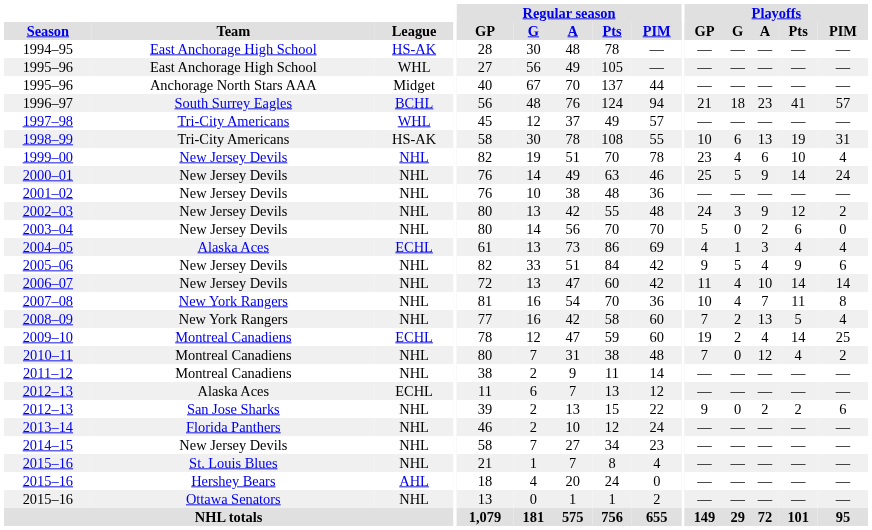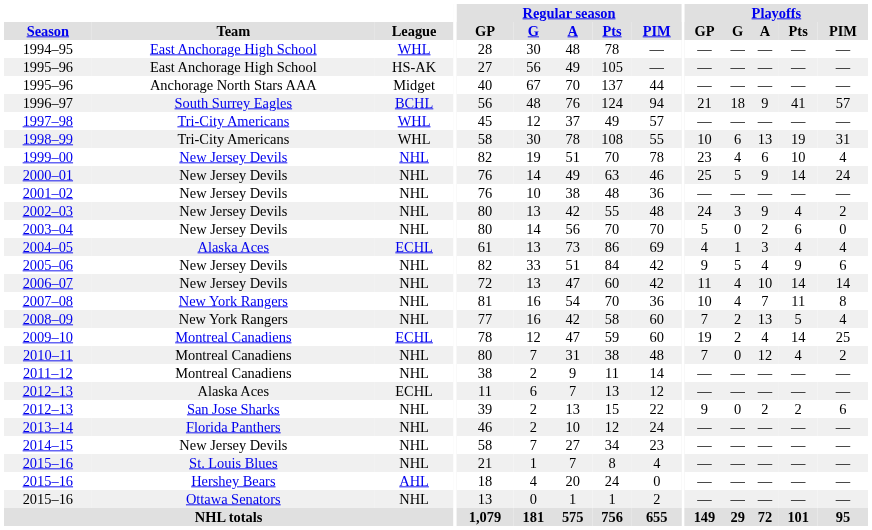(414, 49) HS-AK -> (414, 49) WHL
(414, 67) WHL -> (414, 67) HS-AK
(765, 103) 23 -> (765, 103) 9
(414, 139) HS-AK -> (414, 139) WHL
(798, 211) 12 -> (798, 211) 4
